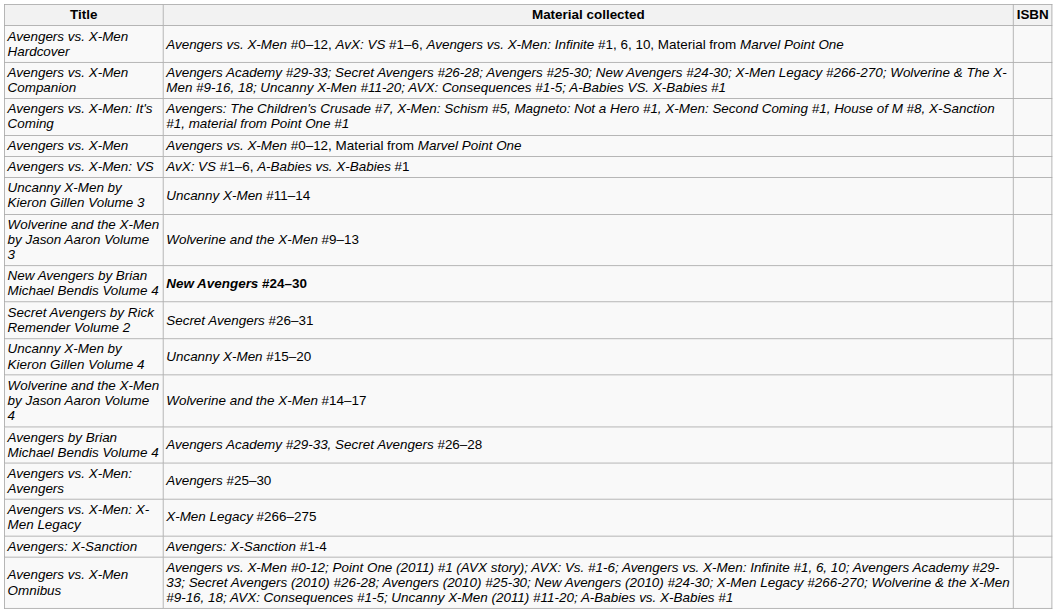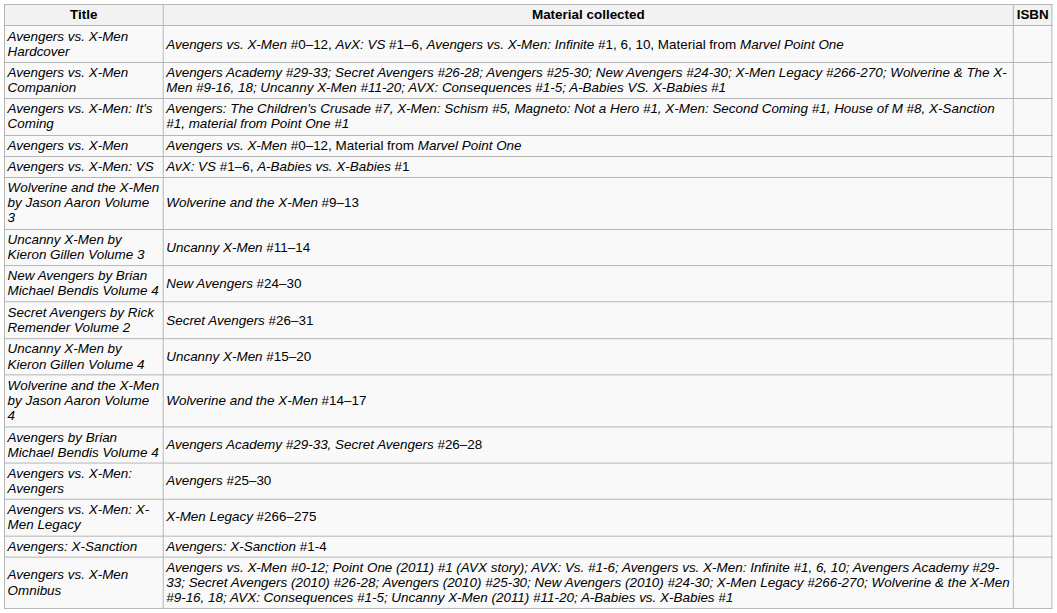rows swapped: (76, 195) <-> (83, 239)
(237, 283) bold -> (234, 283) normal
